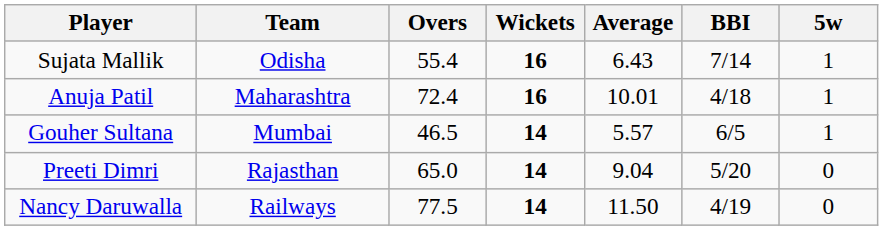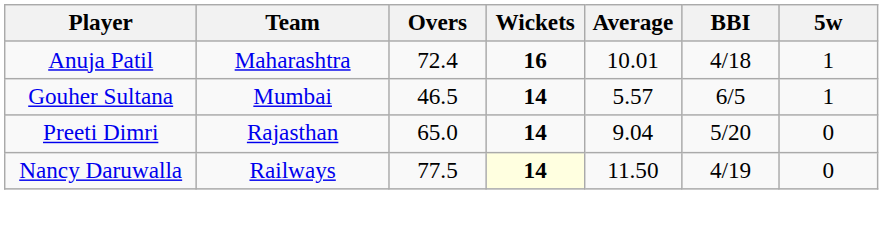- row: (101, 59)
(535, 206) no background -> (535, 170) lightyellow background
